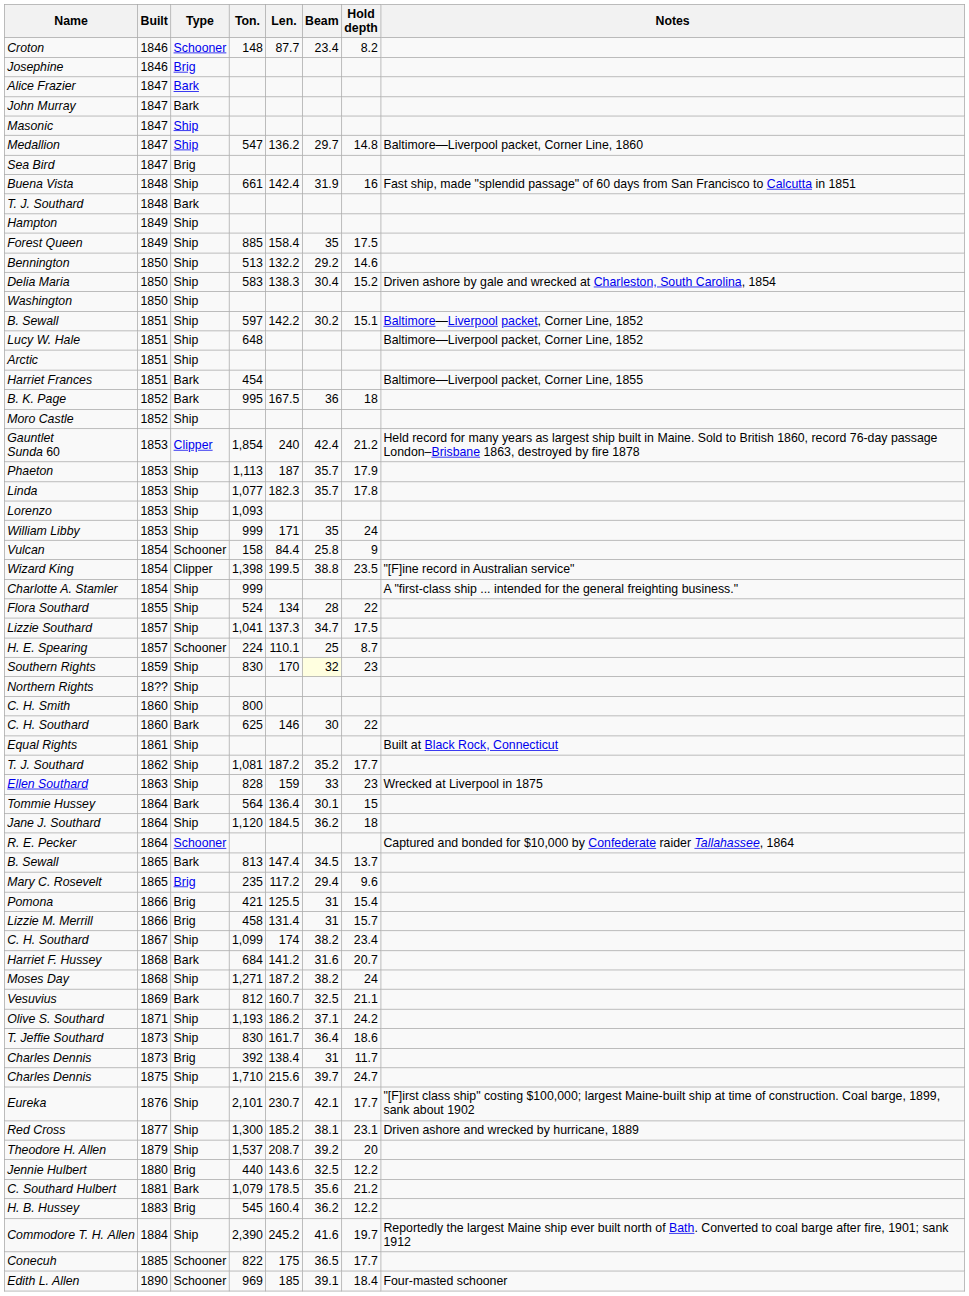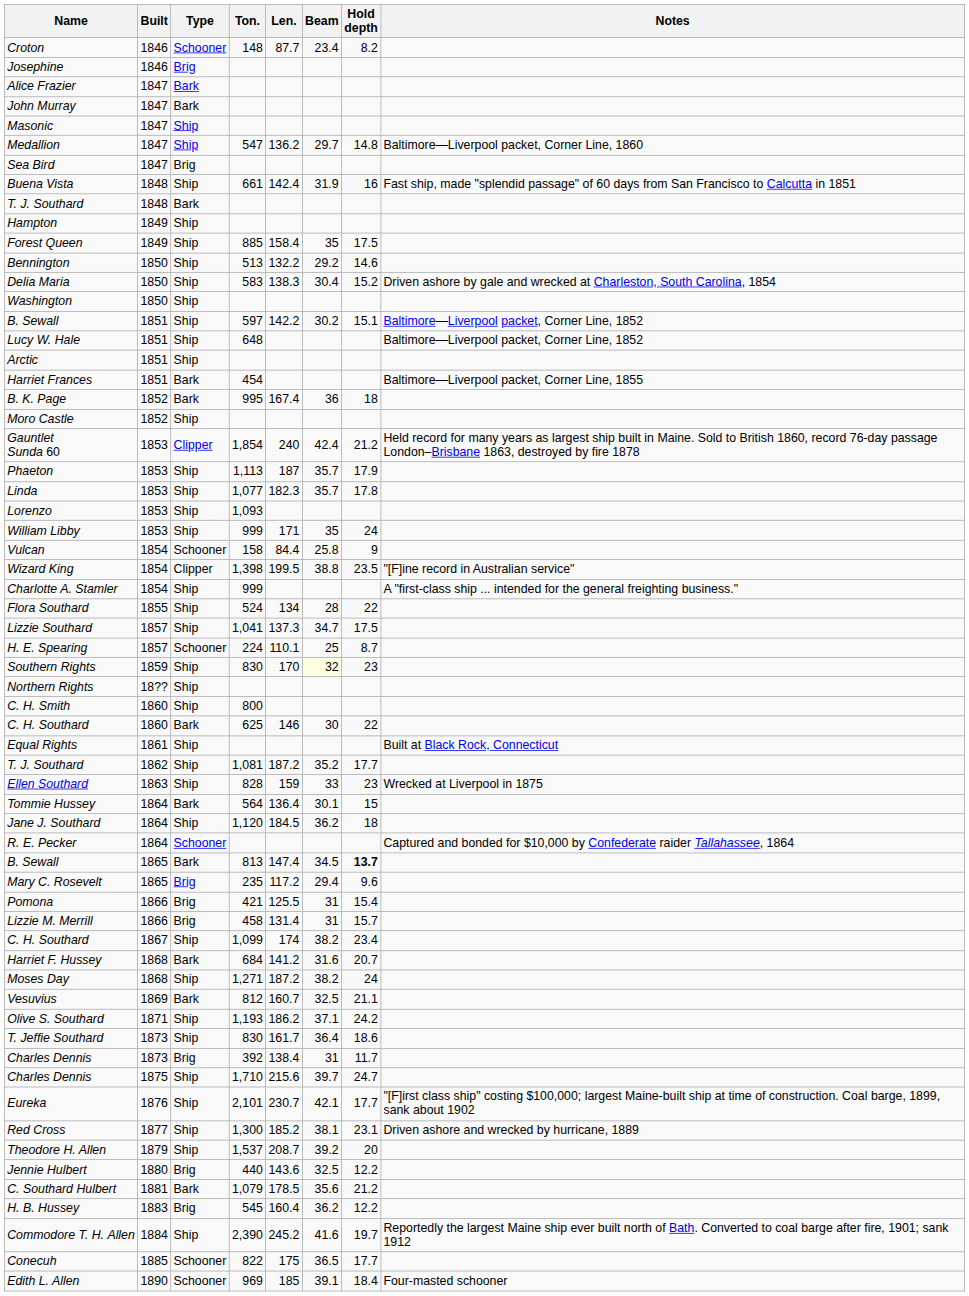(284, 399) 167.5 -> (284, 399) 167.4
(366, 862) normal -> (366, 862) bold
